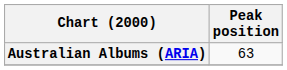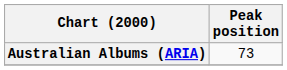(246, 54) 63 -> (246, 54) 73
